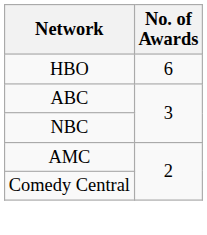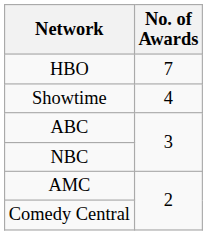(168, 68) 6 -> (168, 68) 7
+ row: (69, 98)
